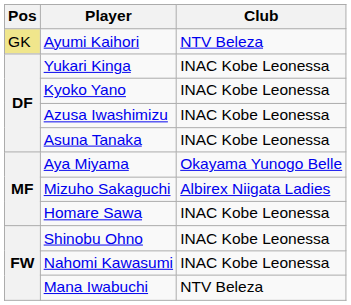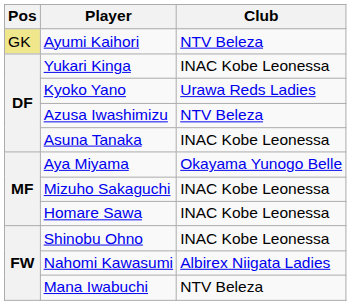(255, 90) INAC Kobe Leonessa -> (248, 90) Urawa Reds Ladies
(255, 115) INAC Kobe Leonessa -> (222, 115) NTV Beleza
(255, 189) Albirex Niigata Ladies -> (255, 189) INAC Kobe Leonessa
(255, 262) INAC Kobe Leonessa -> (255, 262) Albirex Niigata Ladies
